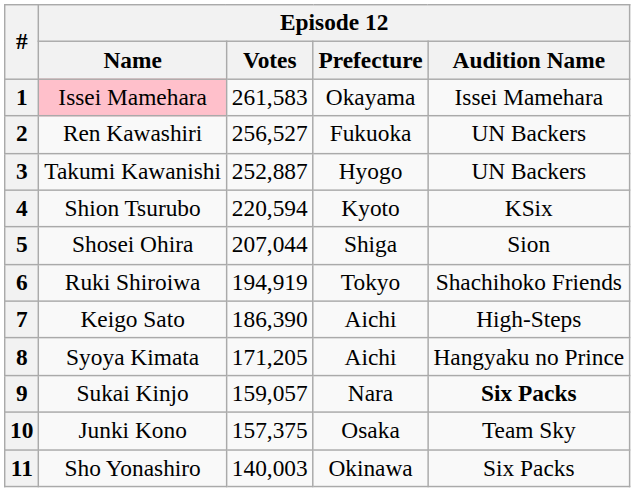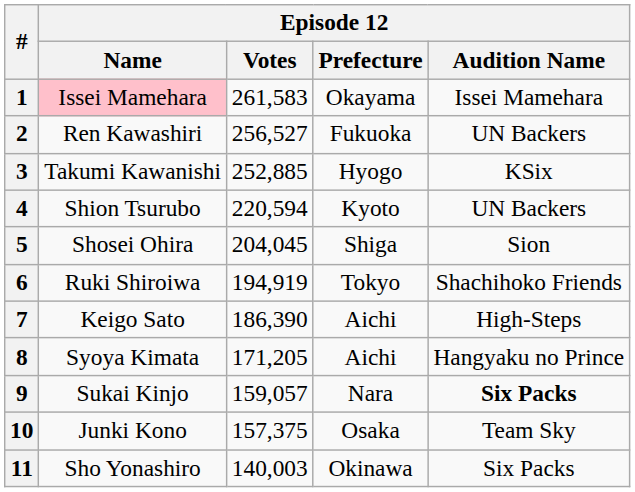(270, 171) 252,887 -> (270, 171) 252,885
(529, 171) UN Backers -> (529, 171) KSix
(529, 208) KSix -> (529, 208) UN Backers
(270, 245) 207,044 -> (270, 245) 204,045
